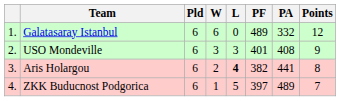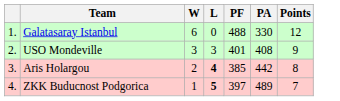- column: (195, 13)
(259, 31) 489 -> (237, 31) 488
(286, 31) 332 -> (264, 31) 330
(259, 68) 382 -> (237, 68) 385
(286, 68) 441 -> (264, 68) 442
(236, 86) normal -> (214, 86) bold
